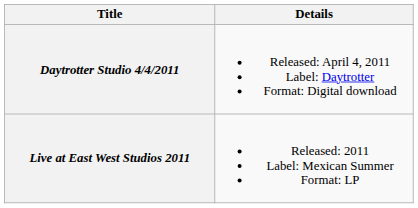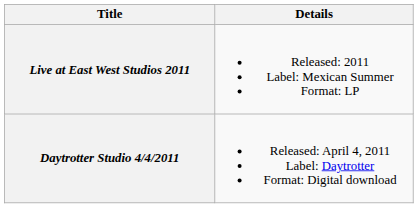rows swapped: (110, 158) <-> (110, 69)
